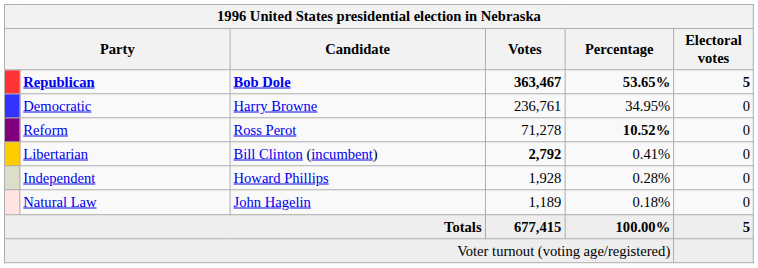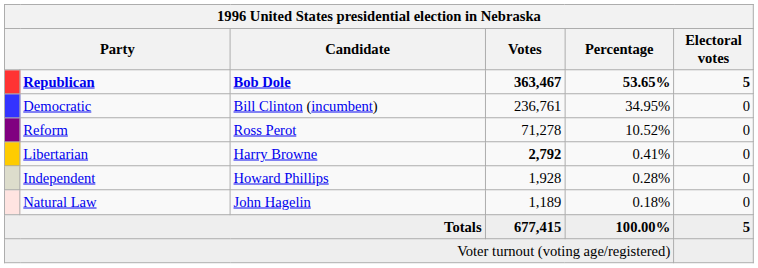(275, 106) Harry Browne -> (306, 106) Bill Clinton (incumbent)
(647, 130) bold -> (648, 130) normal
(306, 154) Bill Clinton (incumbent) -> (275, 154) Harry Browne
